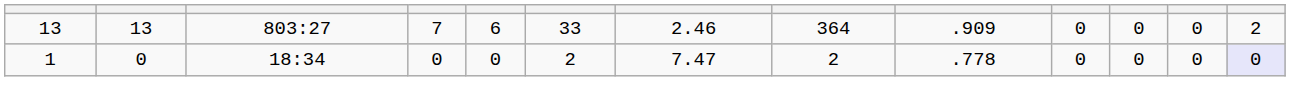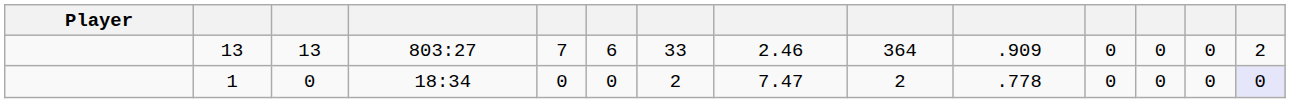+ column: (99, 20)
